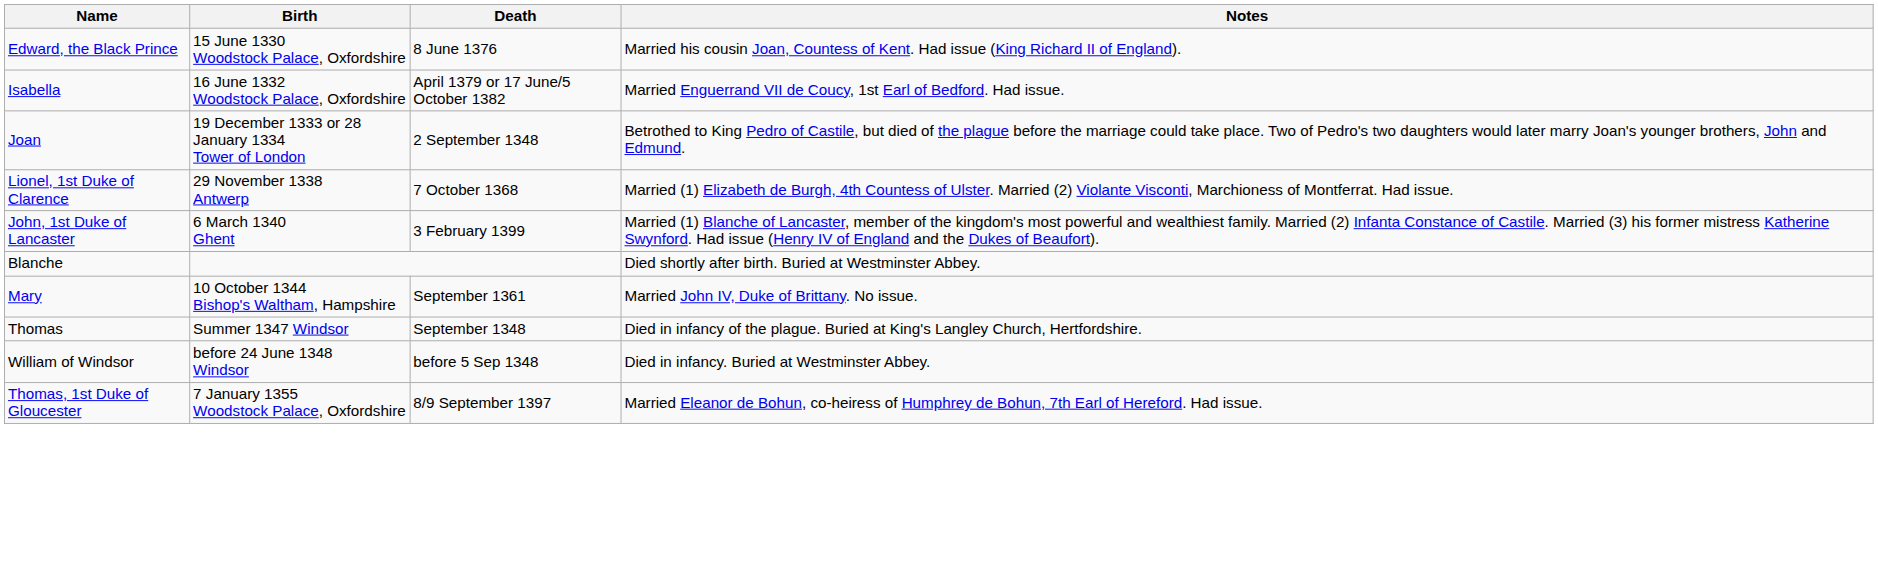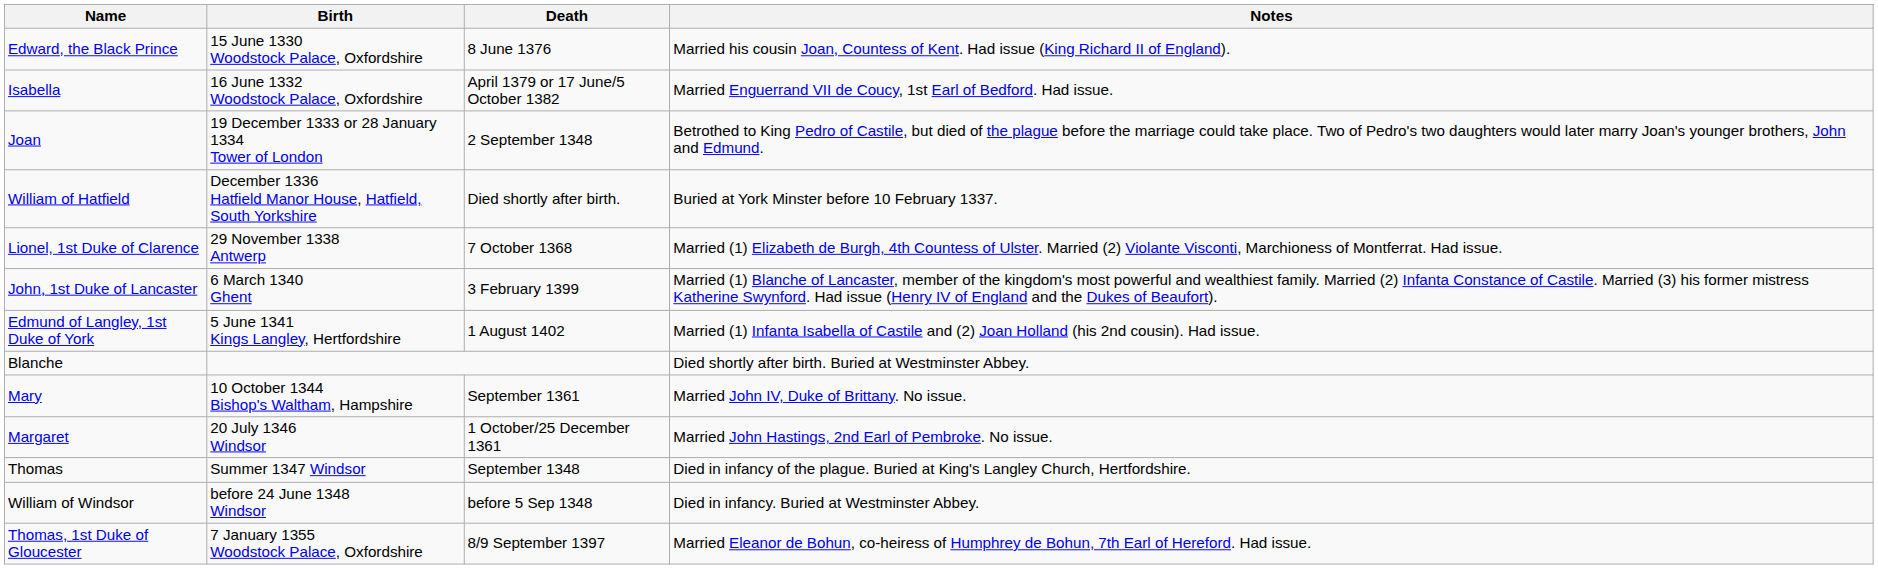+ row: (69, 198)
+ row: (87, 330)
+ row: (38, 437)
